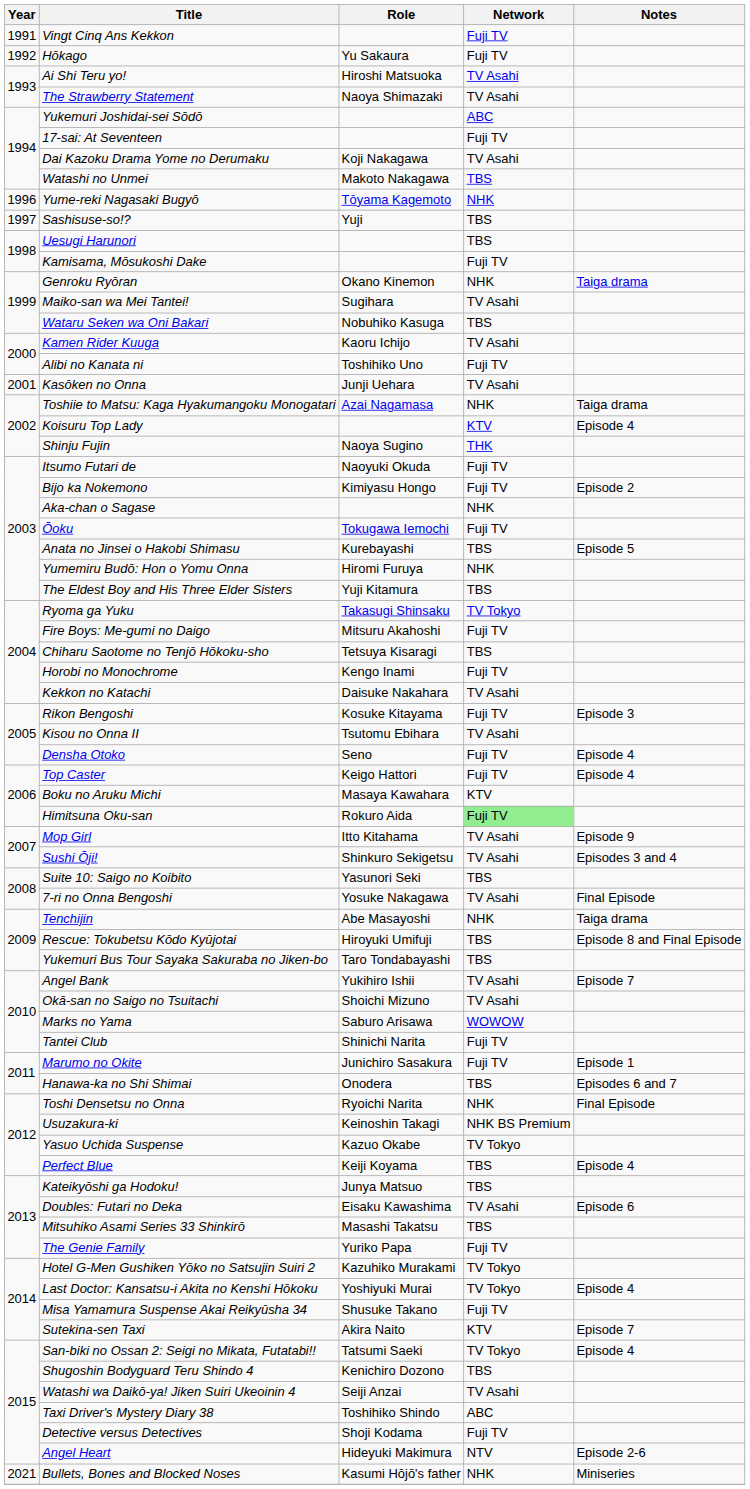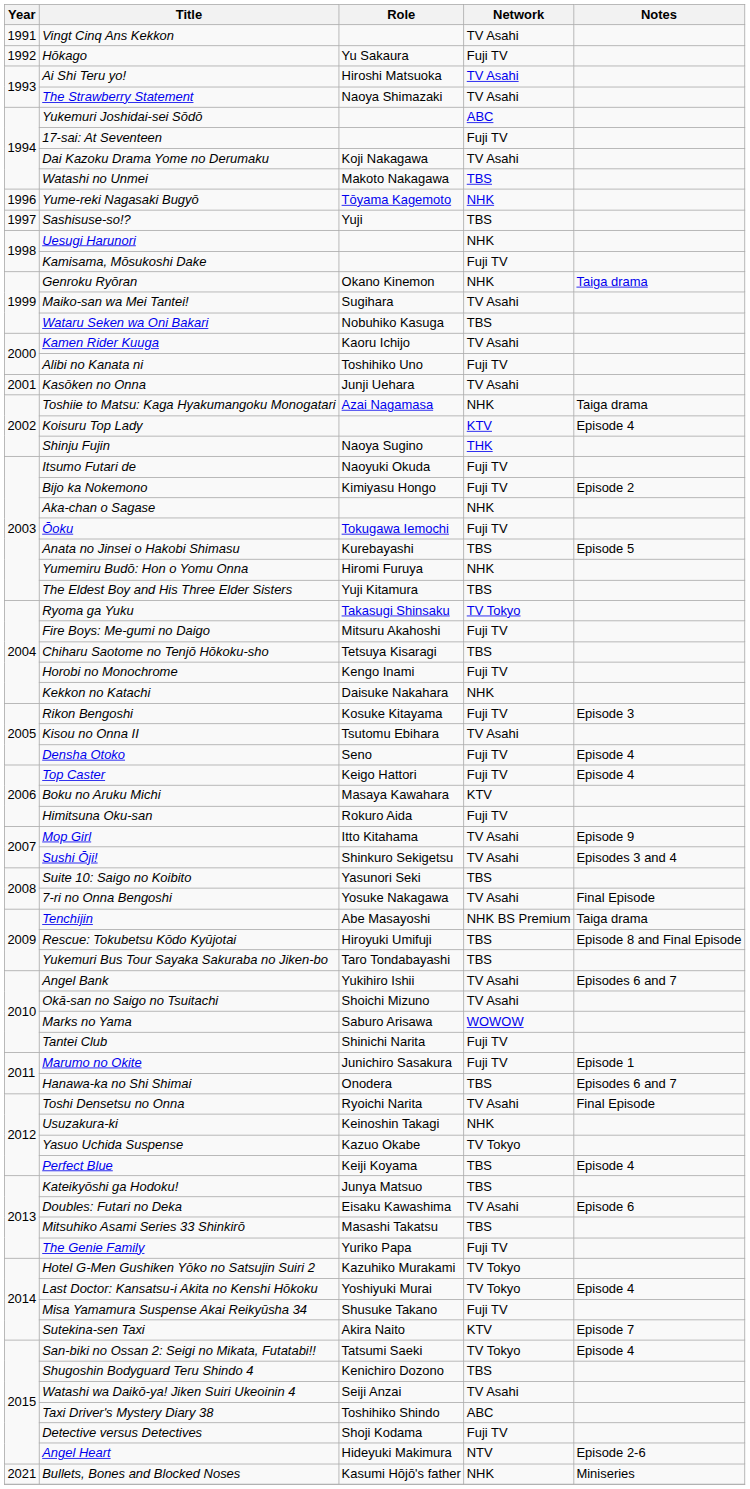(487, 35) Fuji TV -> (493, 35) TV Asahi
(479, 240) TBS -> (480, 240) NHK
(493, 693) TV Asahi -> (480, 693) NHK
(487, 816) lightgreen background -> (487, 816) no background
(480, 919) NHK -> (519, 919) NHK BS Premium
(605, 980) Episode 7 -> (627, 980) Episodes 6 and 7
(480, 1104) NHK -> (493, 1104) TV Asahi
(519, 1124) NHK BS Premium -> (480, 1124) NHK
